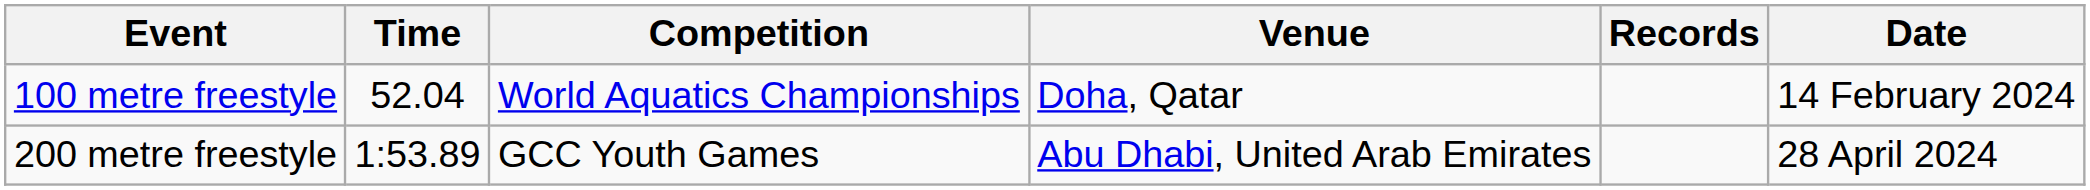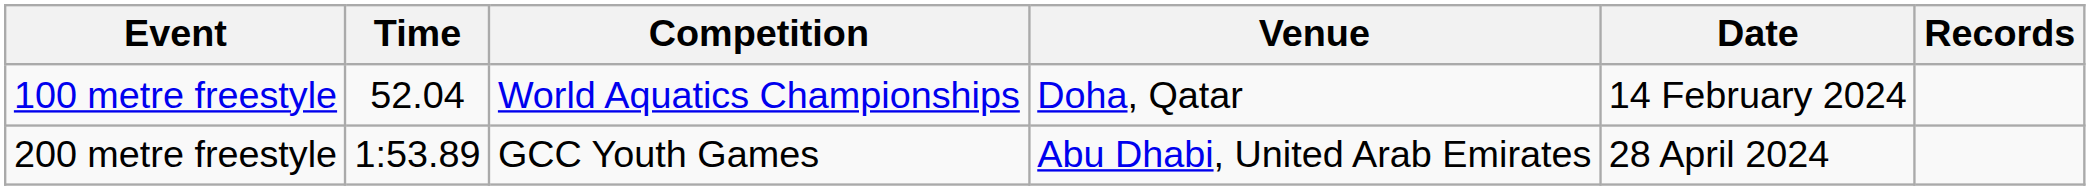columns swapped: (1926, 34) <-> (1684, 34)
